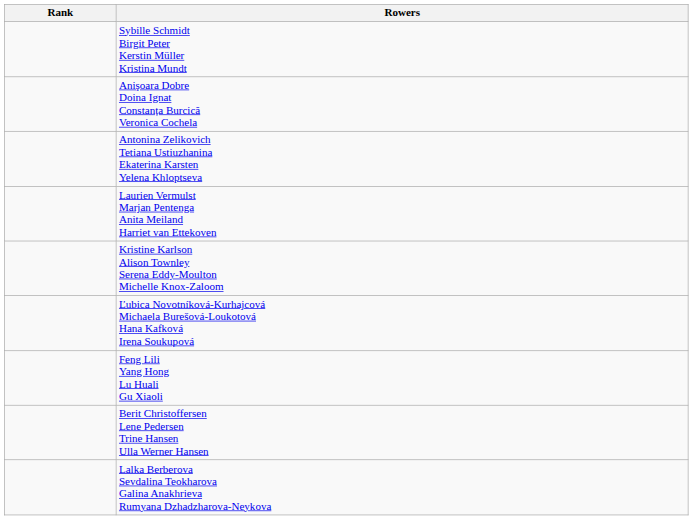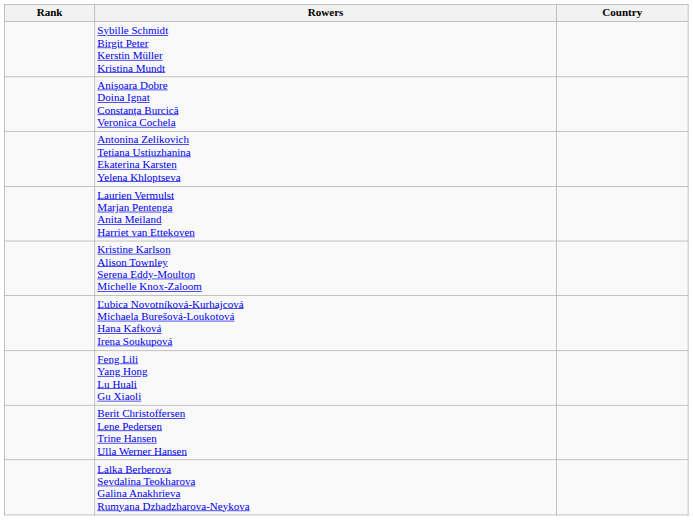+ column: (622, 13)
